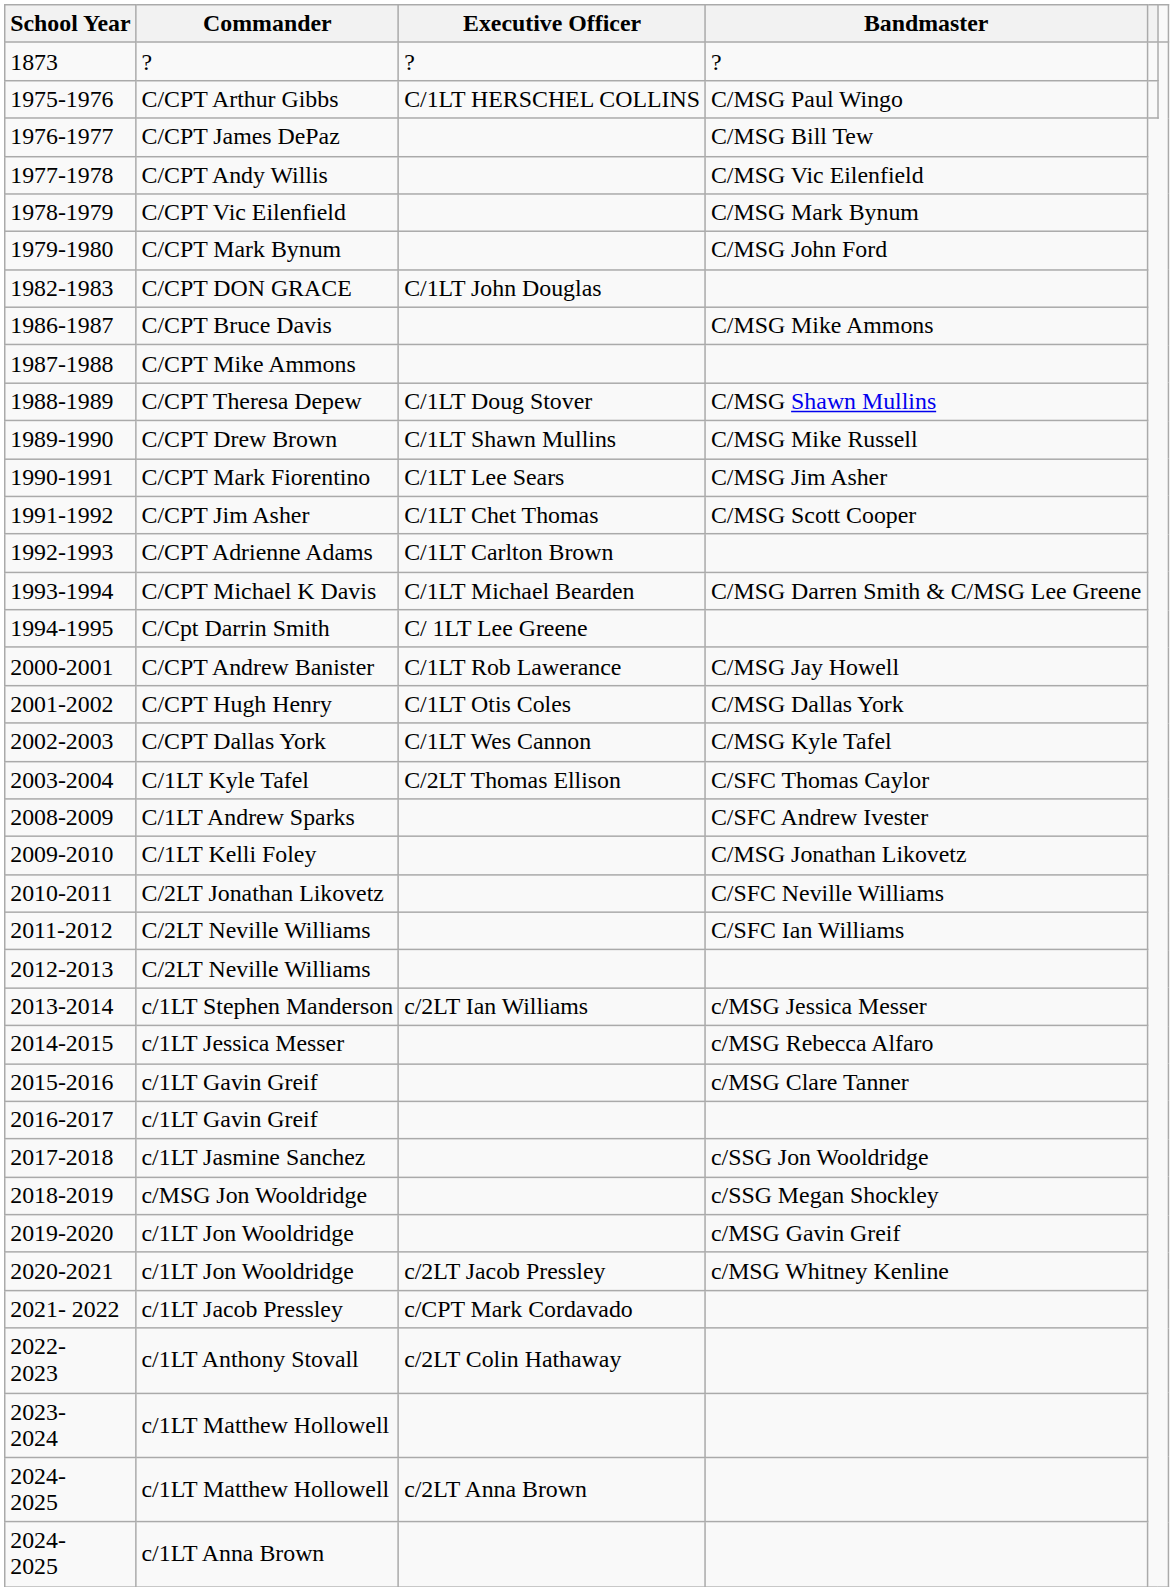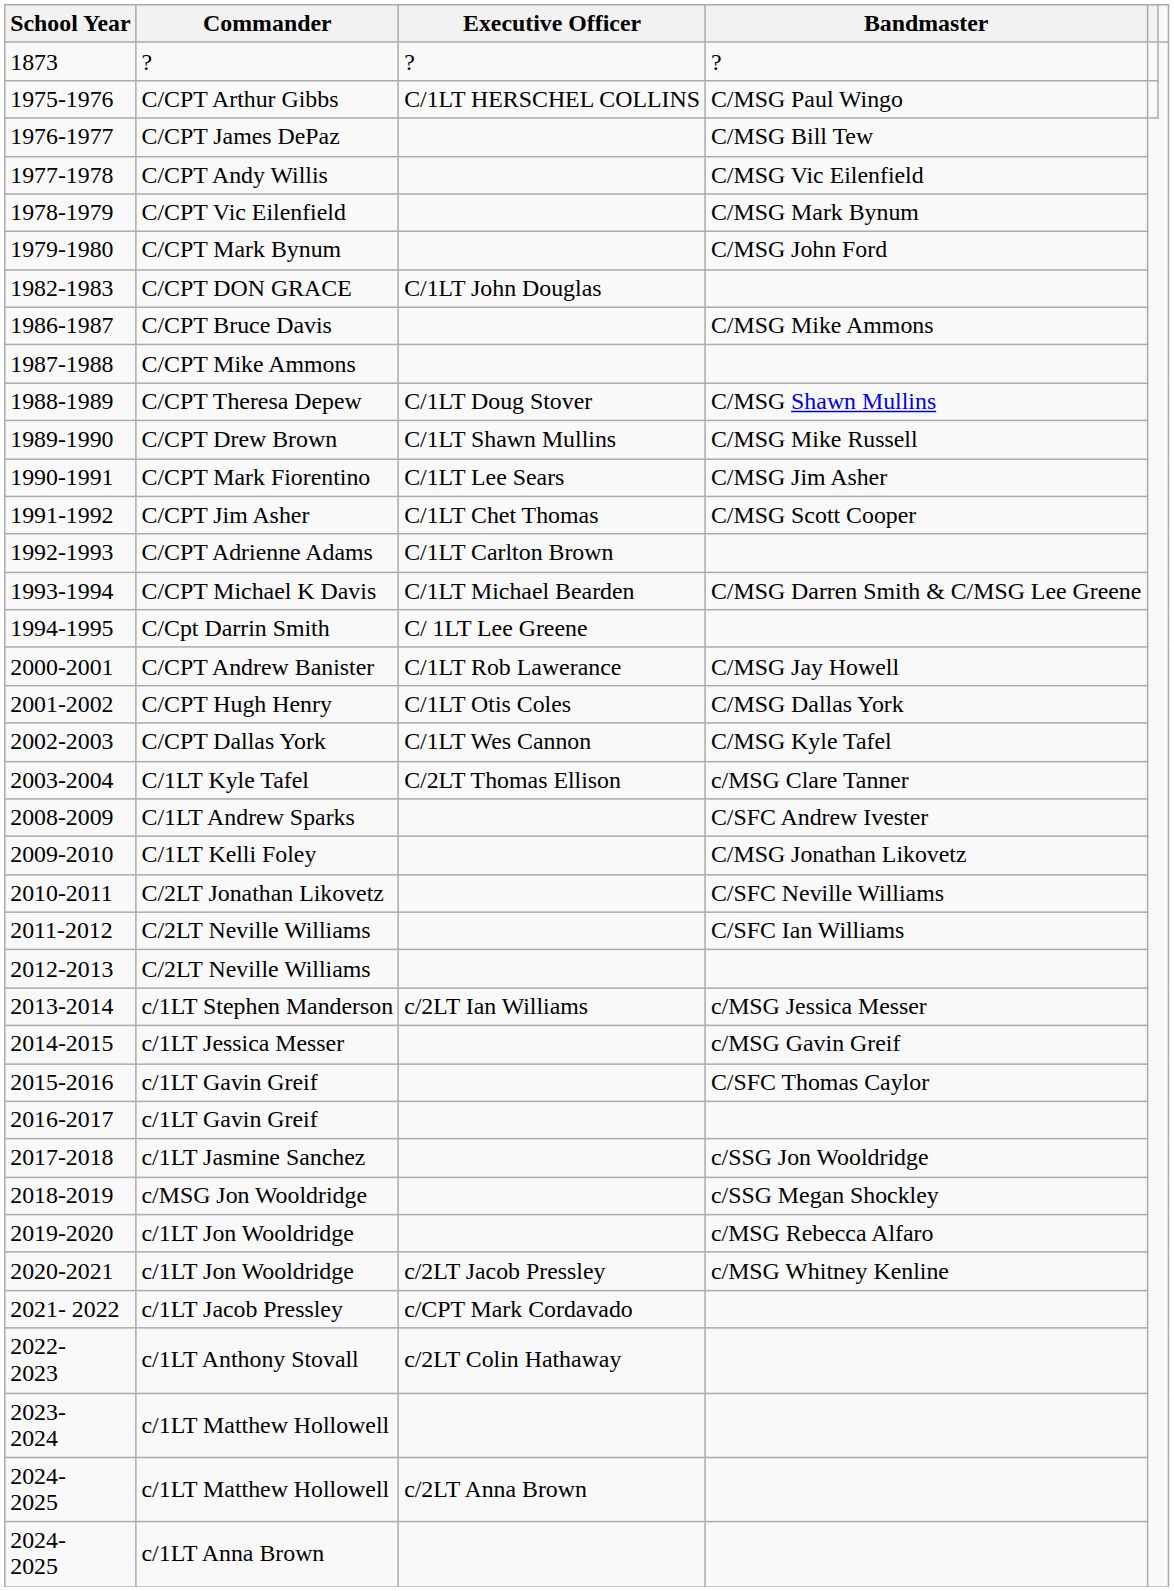(820, 779) C/SFC Thomas Caylor -> (810, 779) c/MSG Clare Tanner
(822, 1044) c/MSG Rebecca Alfaro -> (806, 1044) c/MSG Gavin Greif
(810, 1082) c/MSG Clare Tanner -> (820, 1082) C/SFC Thomas Caylor
(806, 1233) c/MSG Gavin Greif -> (822, 1233) c/MSG Rebecca Alfaro
